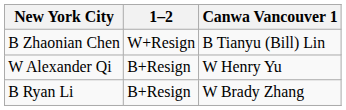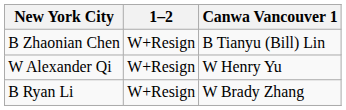(159, 67) B+Resign -> (161, 67) W+Resign
(159, 92) B+Resign -> (161, 92) W+Resign
